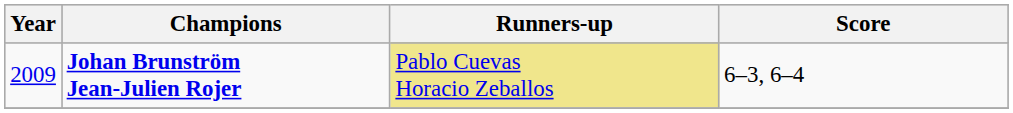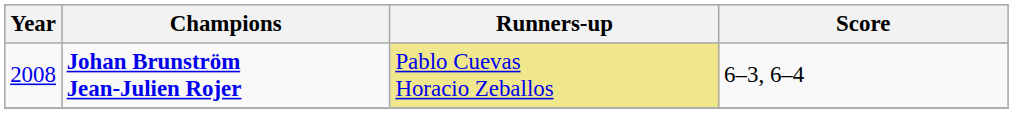(33, 75) 2009 -> (33, 75) 2008
